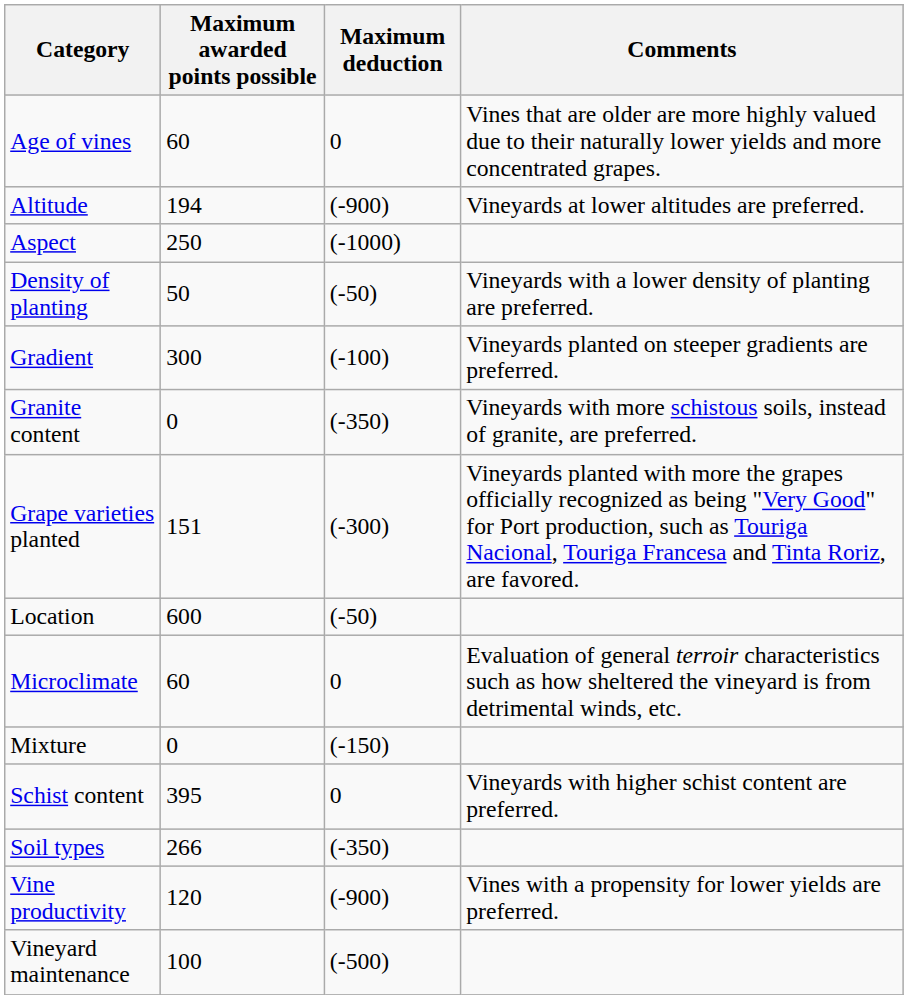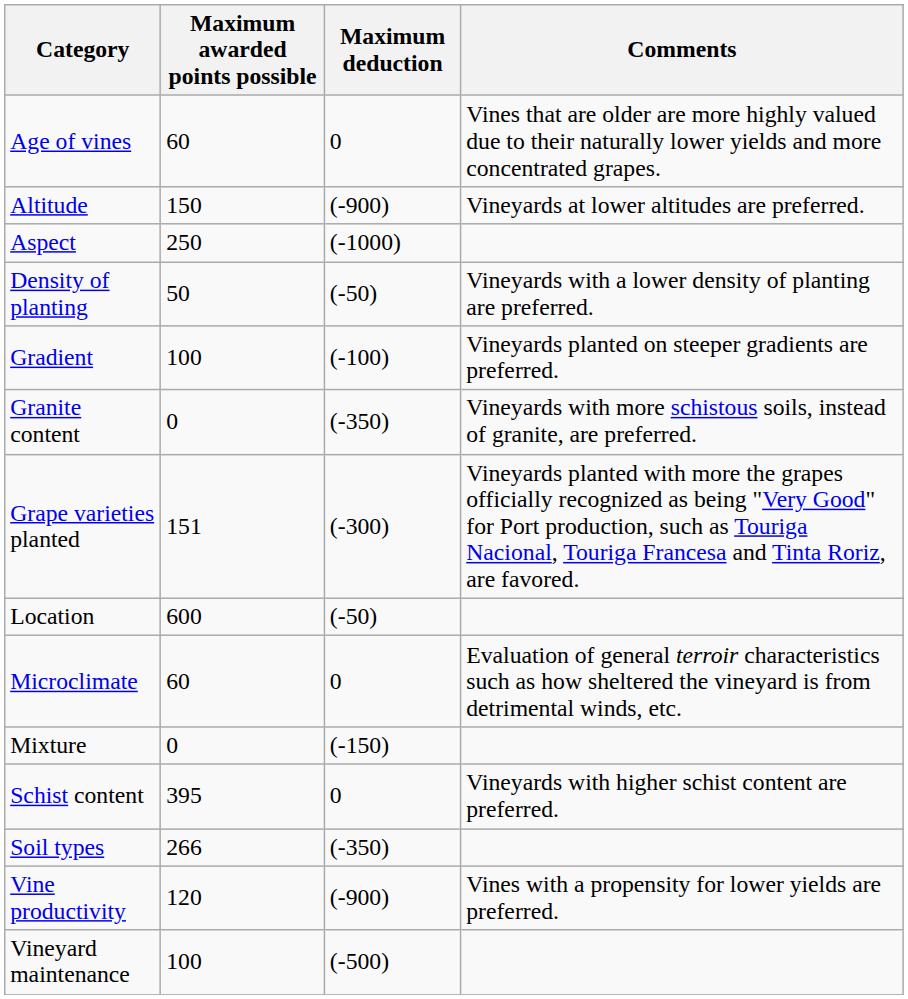(184, 204) 194 -> (184, 204) 150
(184, 357) 300 -> (184, 357) 100
